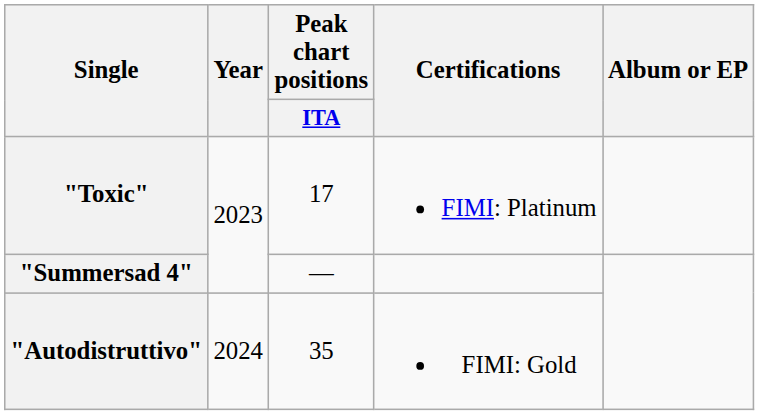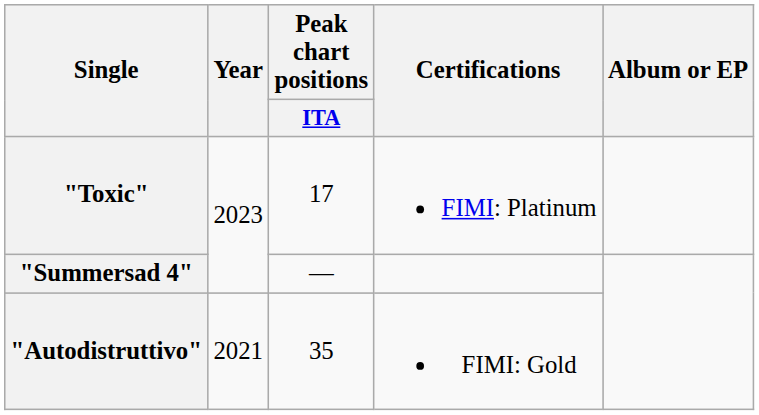(238, 351) 2024 -> (238, 351) 2021
